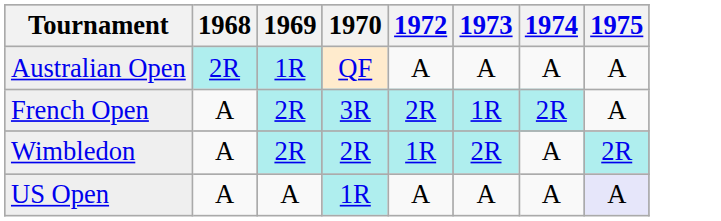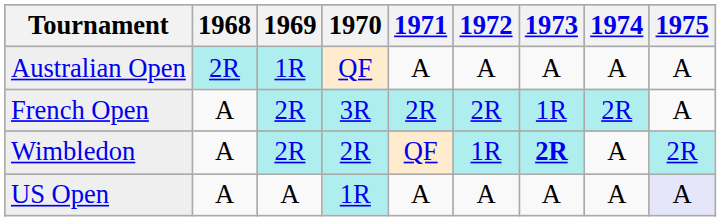+ column: (421, 25)
(486, 151) normal -> (551, 151) bold
